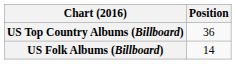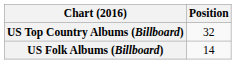(209, 31) 36 -> (209, 31) 32
